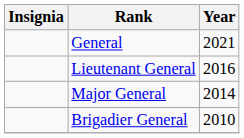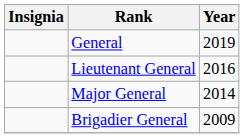(219, 42) 2021 -> (219, 42) 2019
(219, 119) 2010 -> (219, 119) 2009
